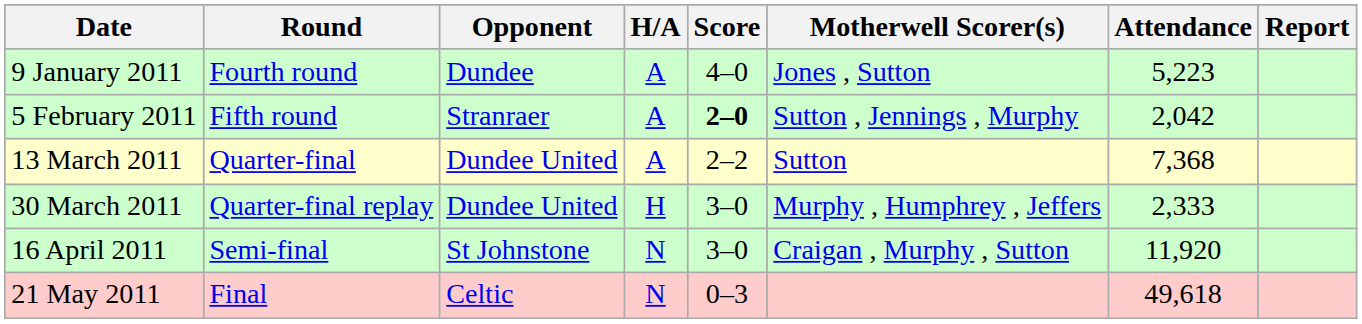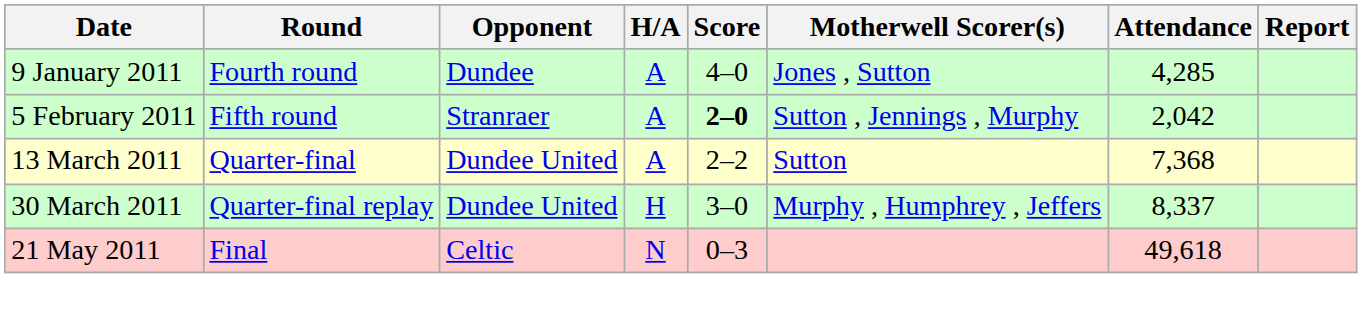(1183, 71) 5,223 -> (1183, 71) 4,285
(1183, 205) 2,333 -> (1183, 205) 8,337
- row: (89, 250)
